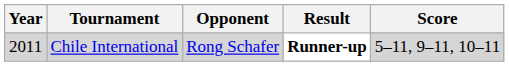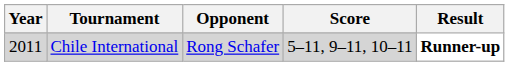columns swapped: (437, 18) <-> (327, 18)
